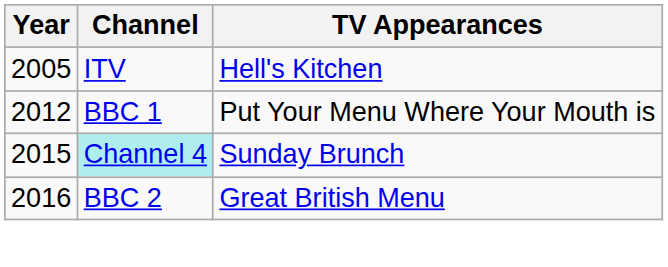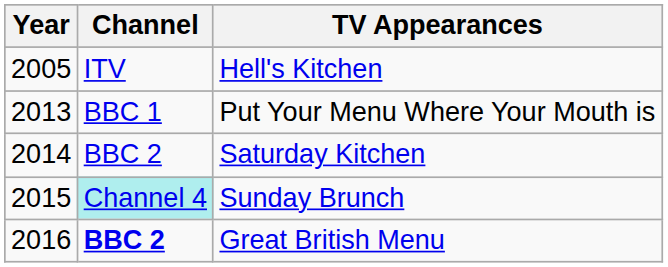(41, 111) 2012 -> (41, 111) 2013
+ row: (322, 154)
(123, 197) normal -> (124, 240) bold
